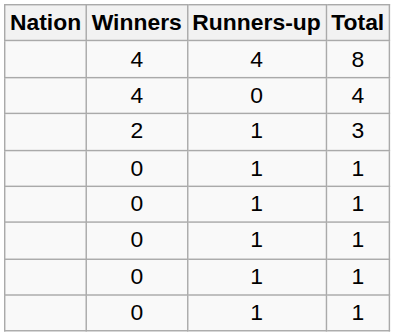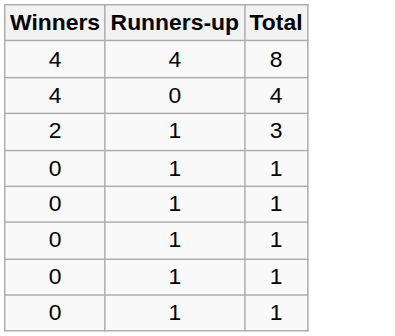- column: (46, 22)
